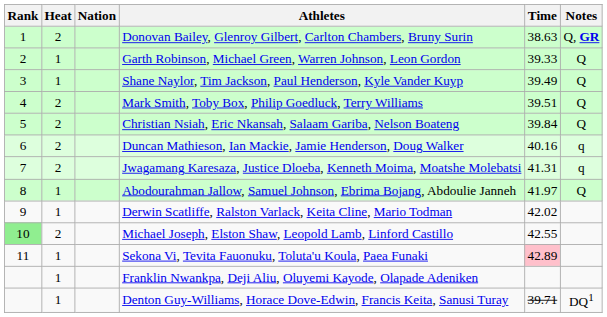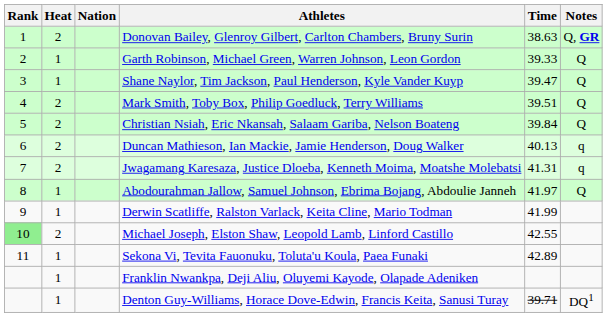(542, 81) 39.49 -> (542, 81) 39.47
(542, 146) 40.16 -> (542, 146) 40.13
(542, 211) 42.02 -> (542, 211) 41.99
(542, 255) pink background -> (542, 255) no background
